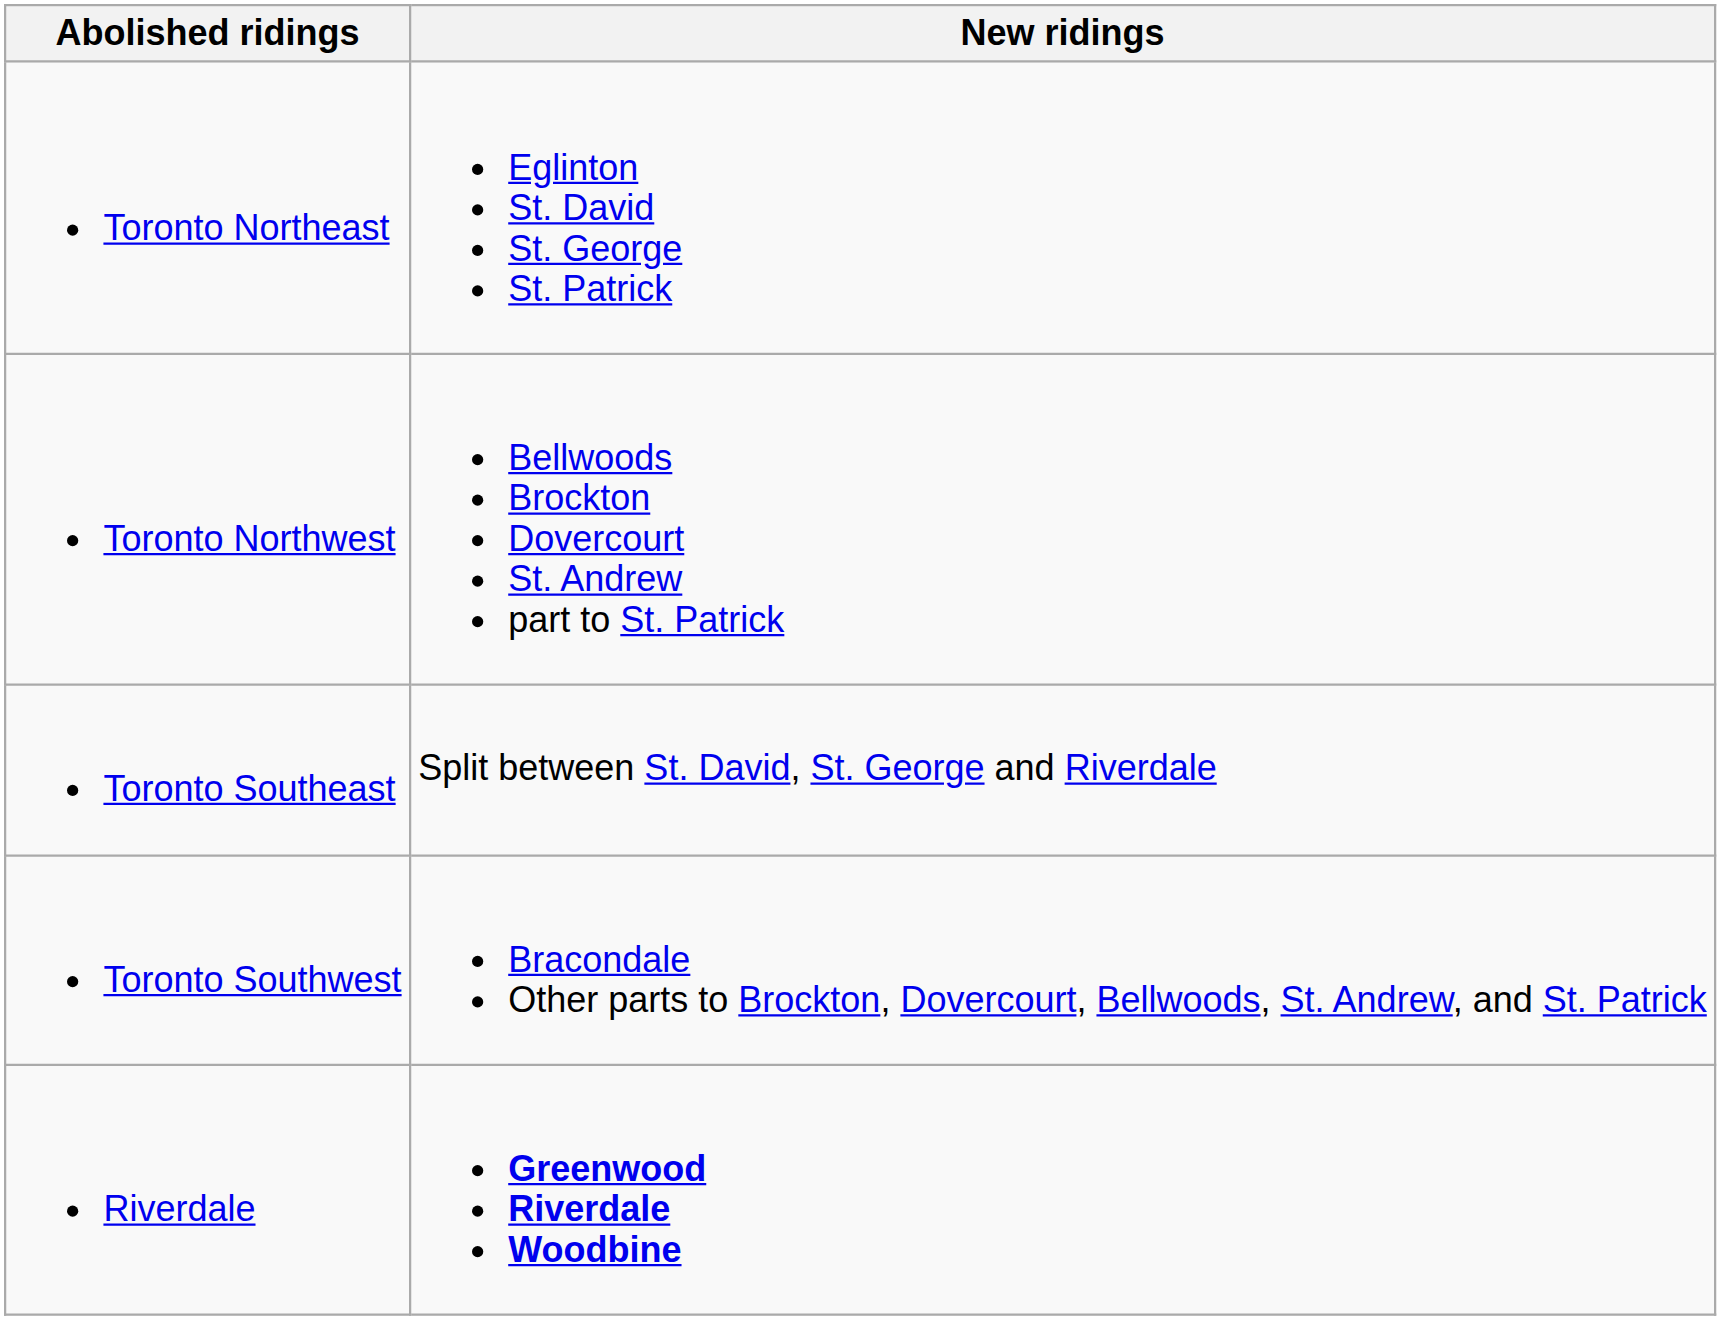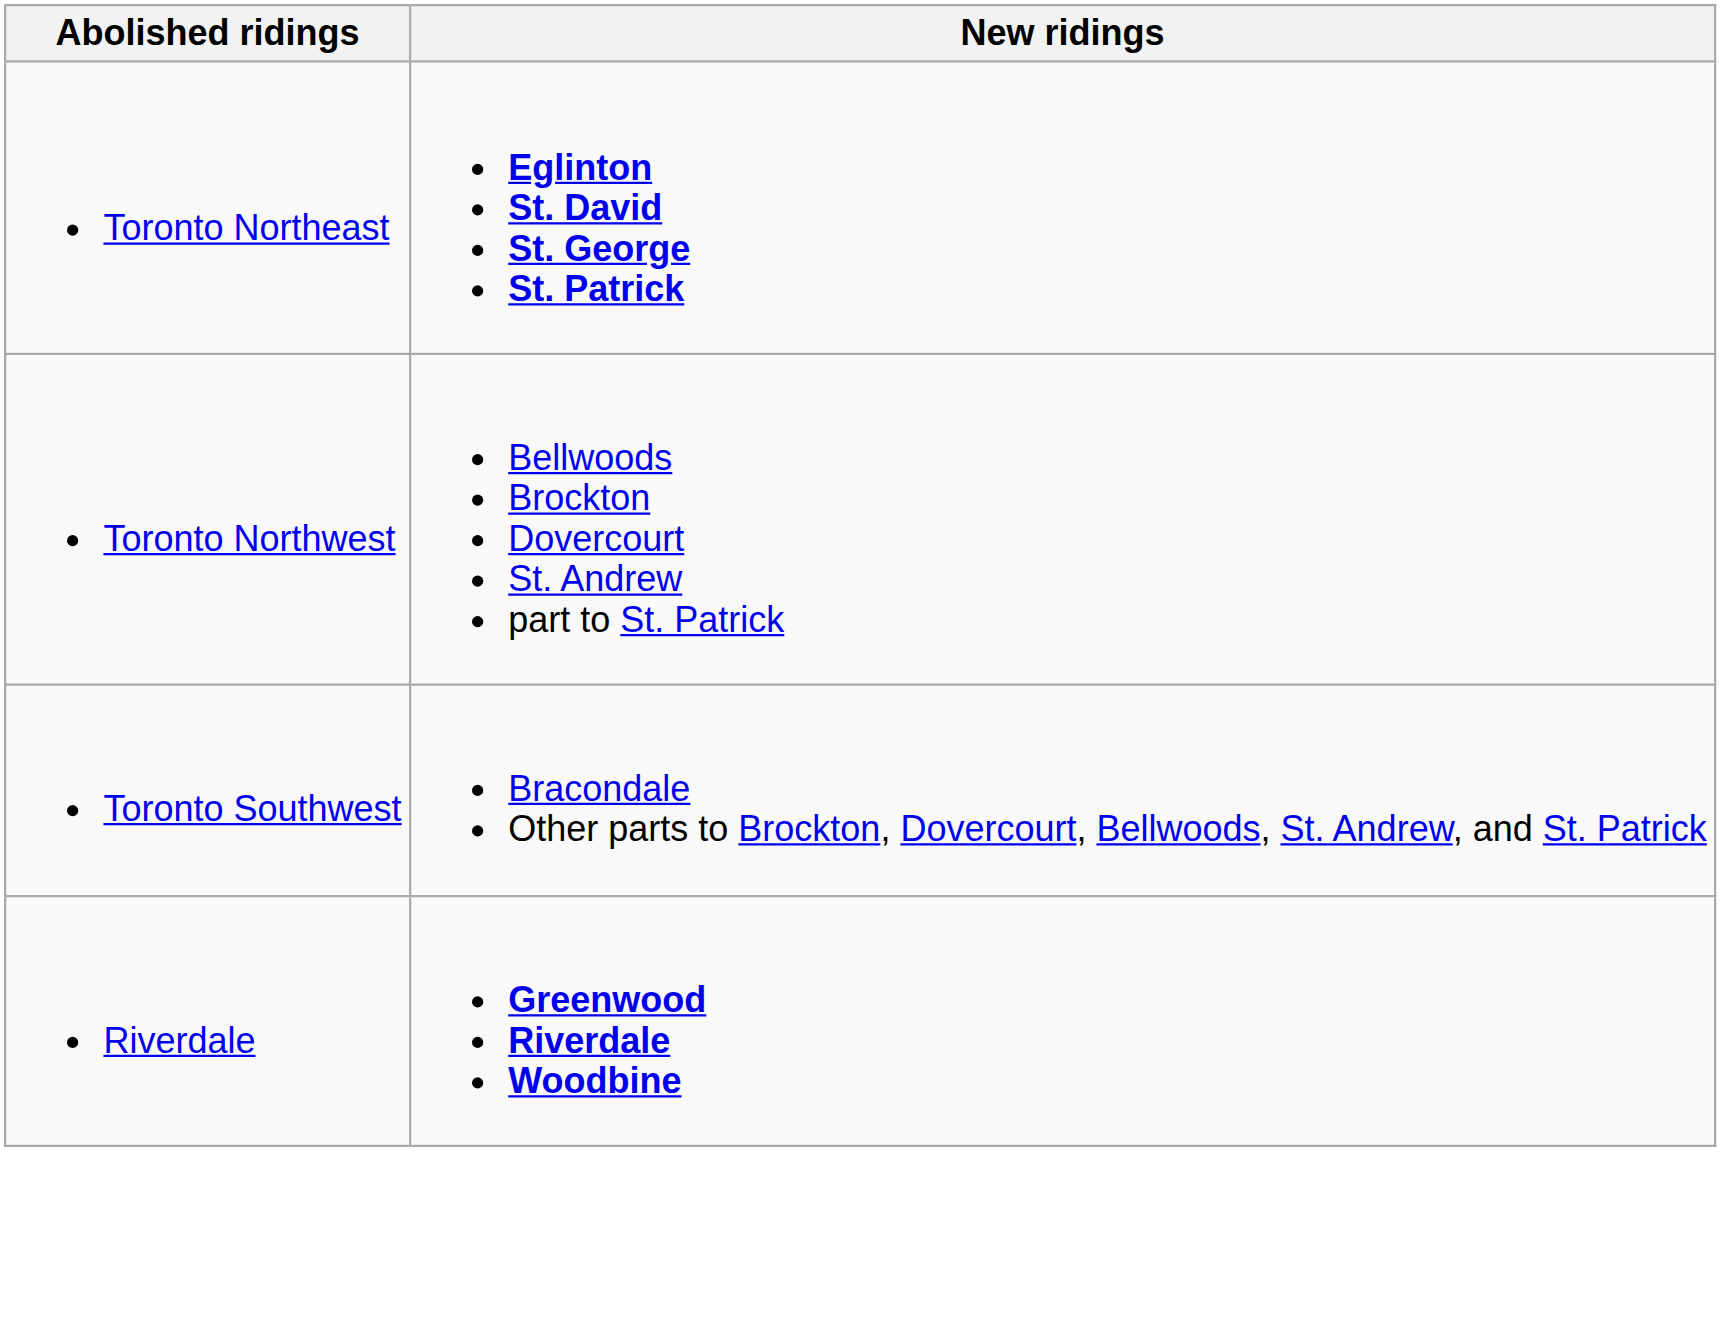(1063, 228) normal -> (1063, 228) bold
- row: (208, 790)
